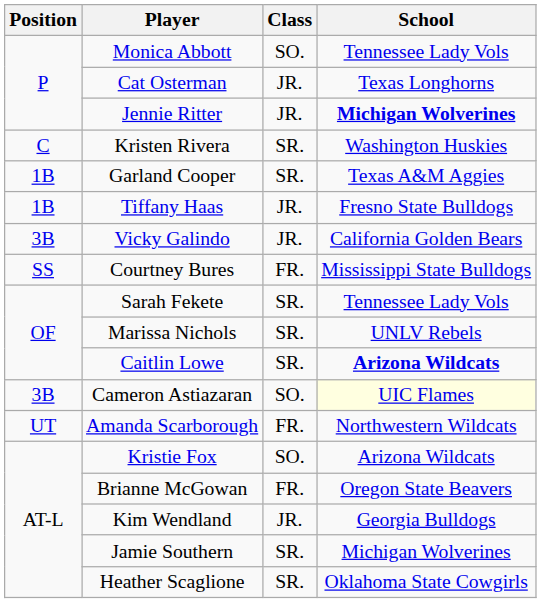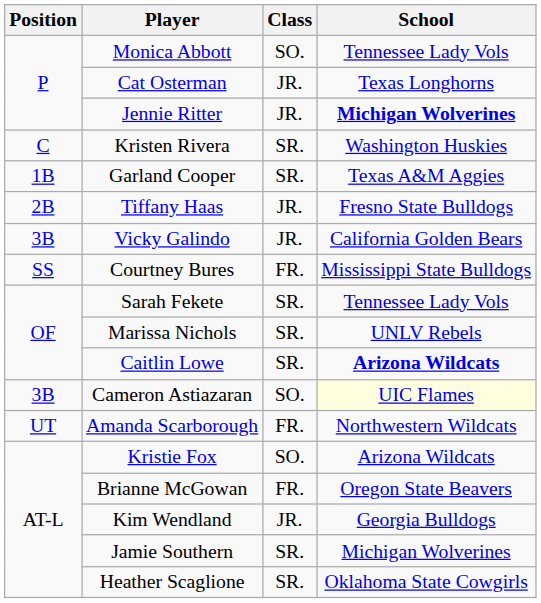(43, 207) 1B -> (43, 207) 2B
